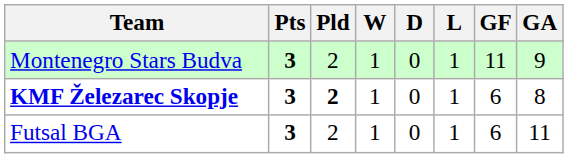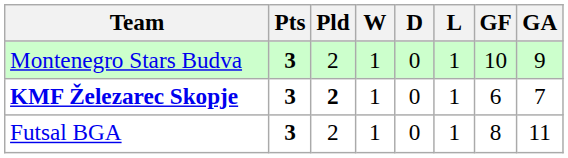(496, 59) 11 -> (496, 59) 10
(540, 96) 8 -> (540, 96) 7
(496, 133) 6 -> (496, 133) 8
